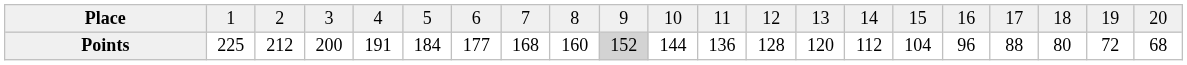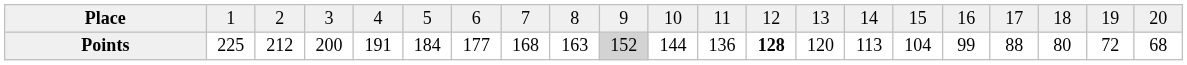(575, 45) 160 -> (575, 45) 163
(771, 45) normal -> (771, 45) bold
(869, 45) 112 -> (869, 45) 113
(966, 45) 96 -> (966, 45) 99
